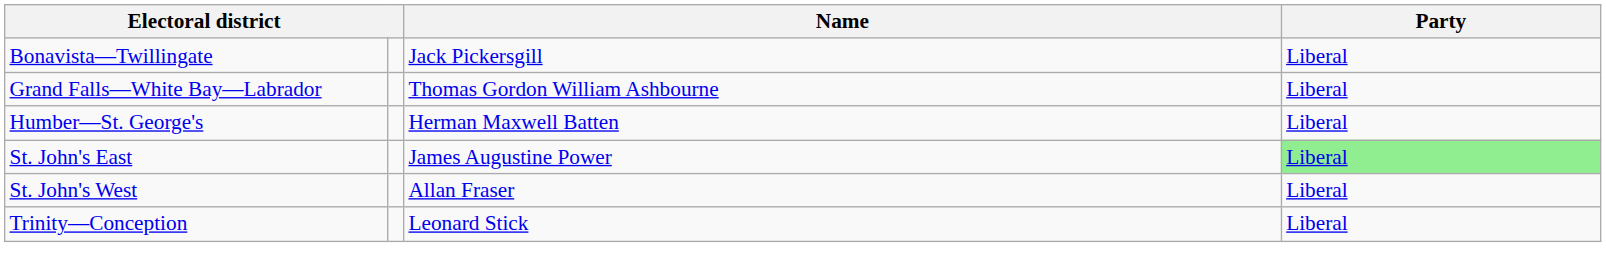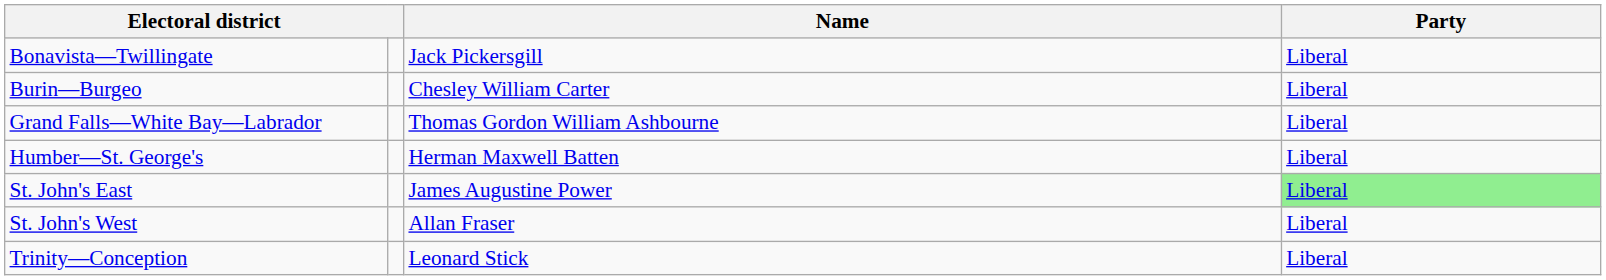+ row: (76, 88)
